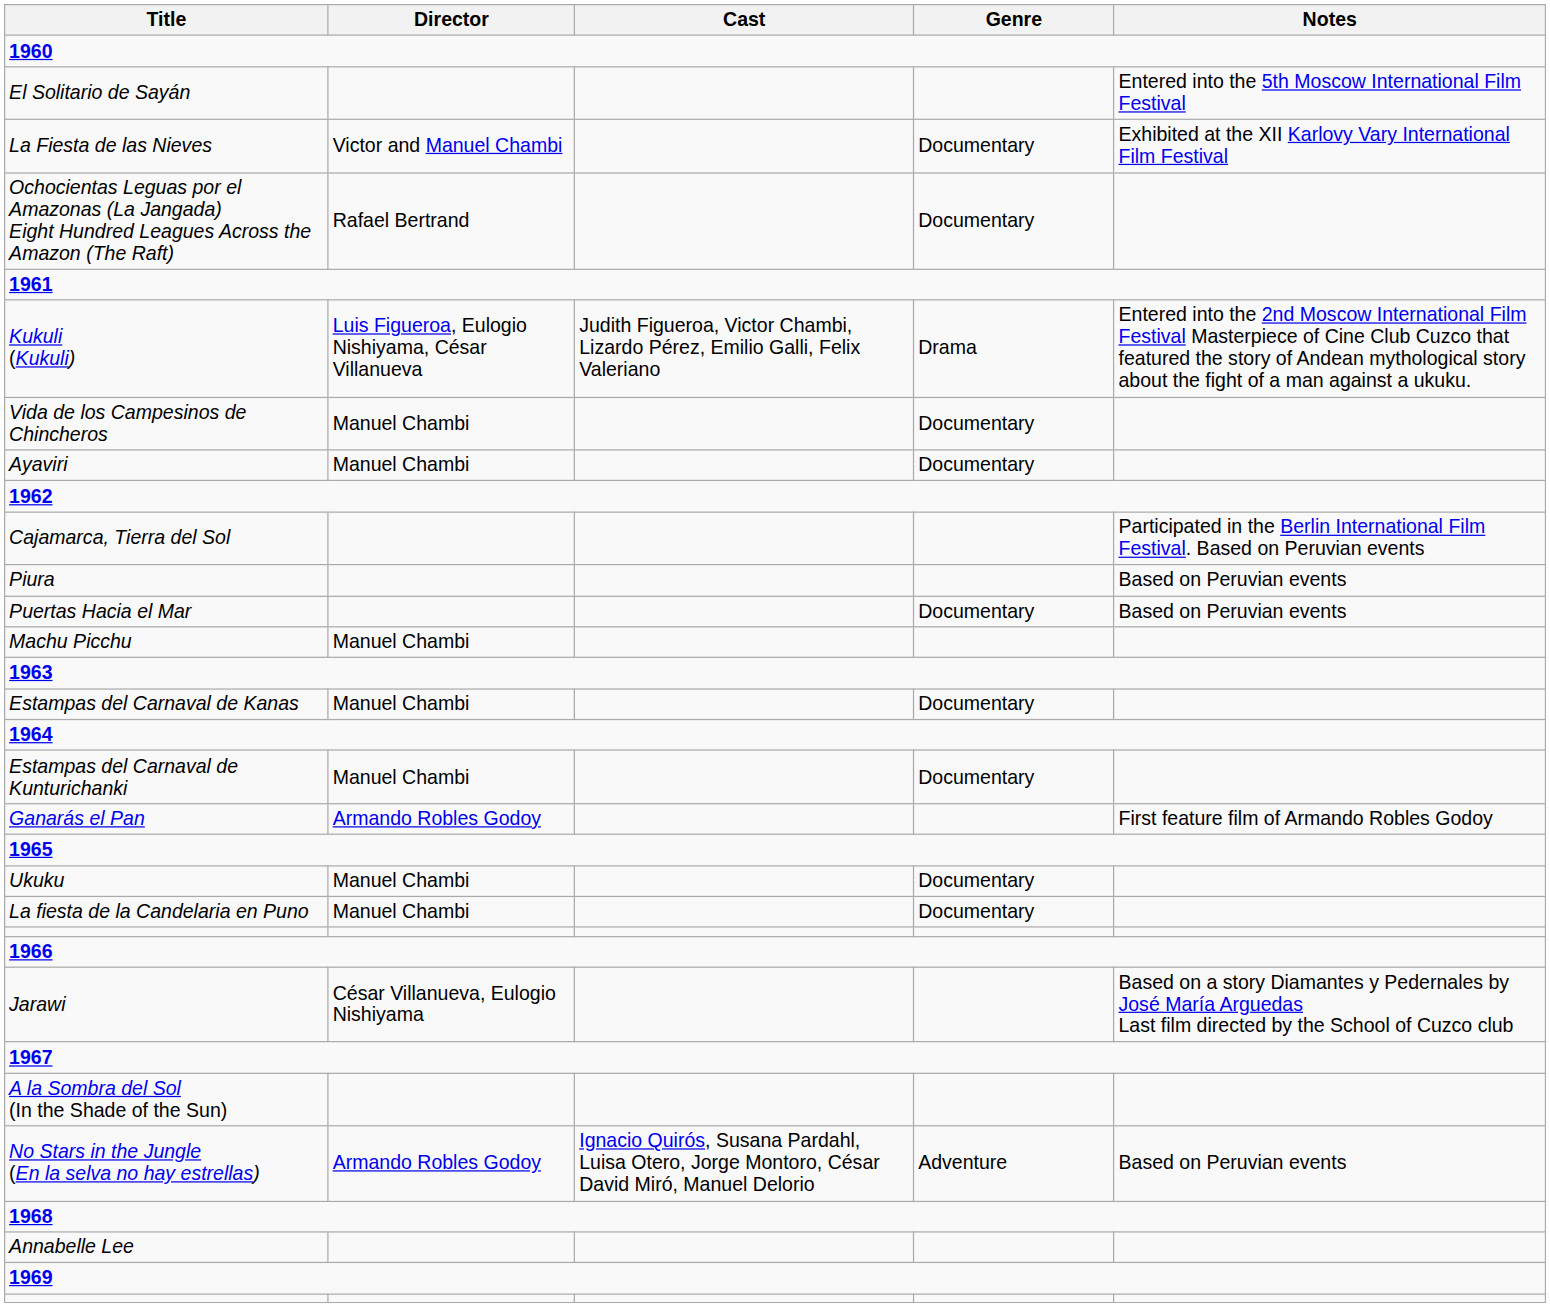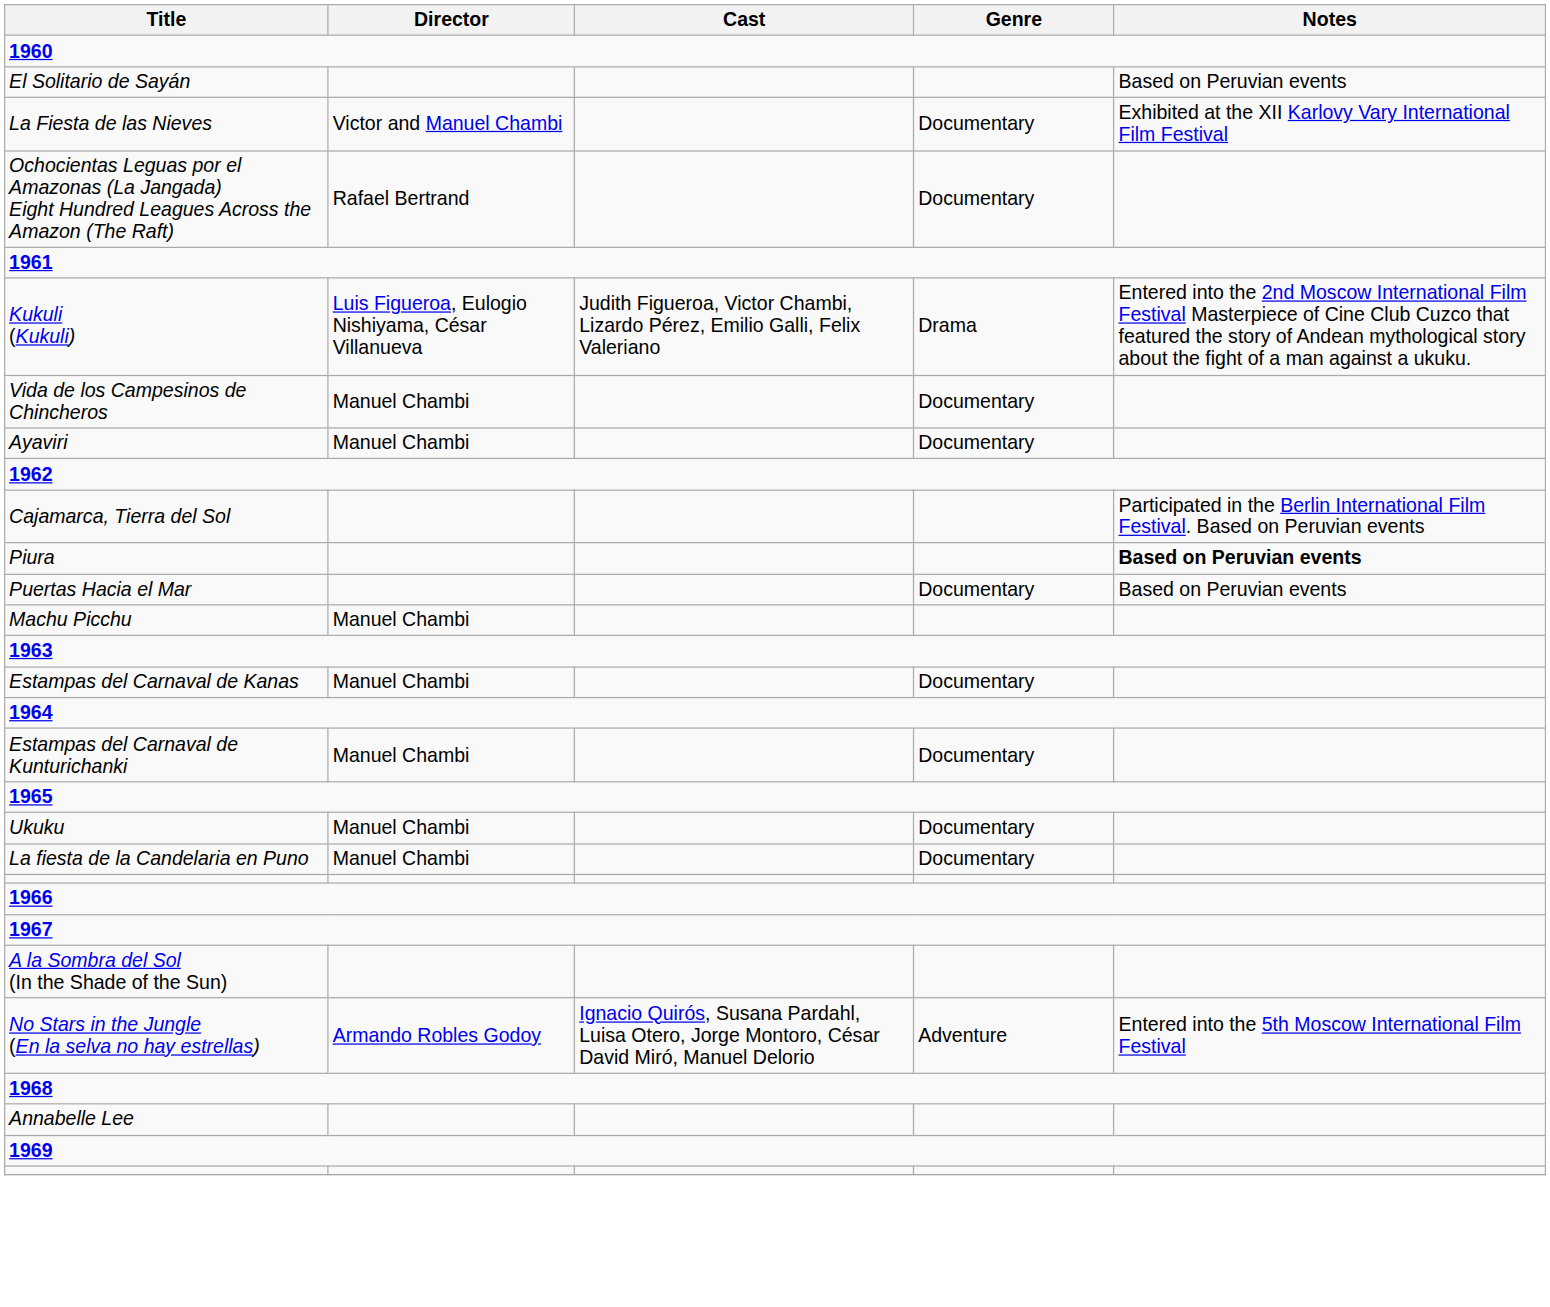(1320, 92) Entered into the 5th Moscow International Film Festival -> (1232, 81) Based on Peruvian events
(1232, 580) normal -> (1240, 558) bold
- row: (77, 818)
- row: (37, 1004)
(1232, 1163) Based on Peruvian events -> (1320, 1035) Entered into the 5th Moscow International Film Festival
